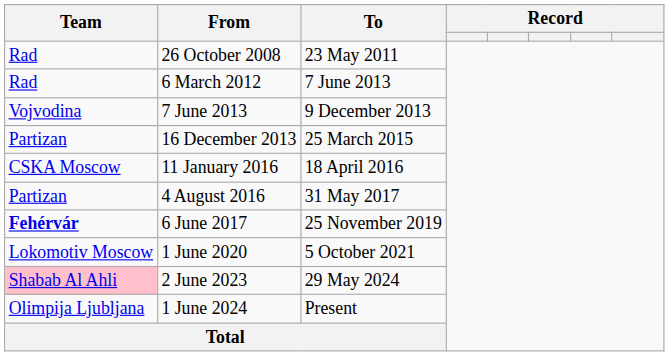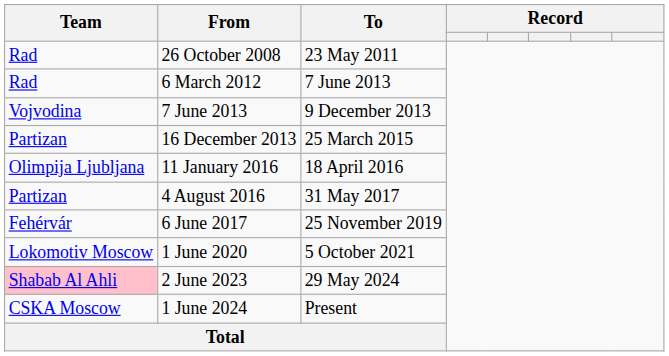(65, 167) CSKA Moscow -> (76, 167) Olimpija Ljubljana
(44, 223) bold -> (40, 223) normal
(76, 308) Olimpija Ljubljana -> (65, 308) CSKA Moscow
